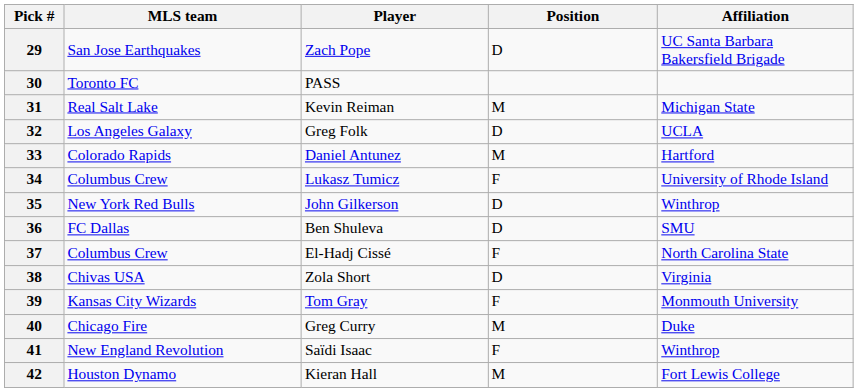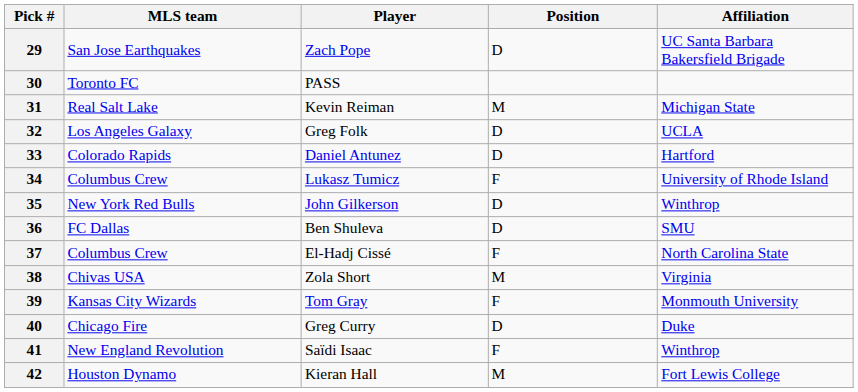(498, 155) M -> (497, 155) D
(497, 277) D -> (498, 277) M
(498, 326) M -> (497, 326) D
